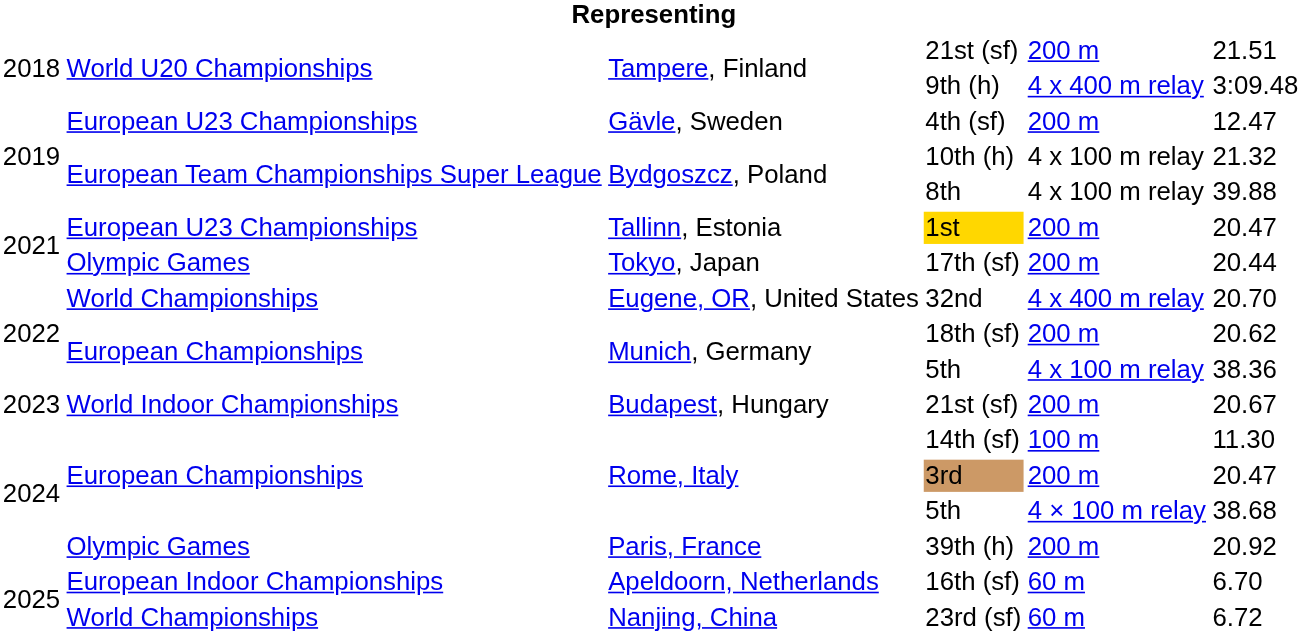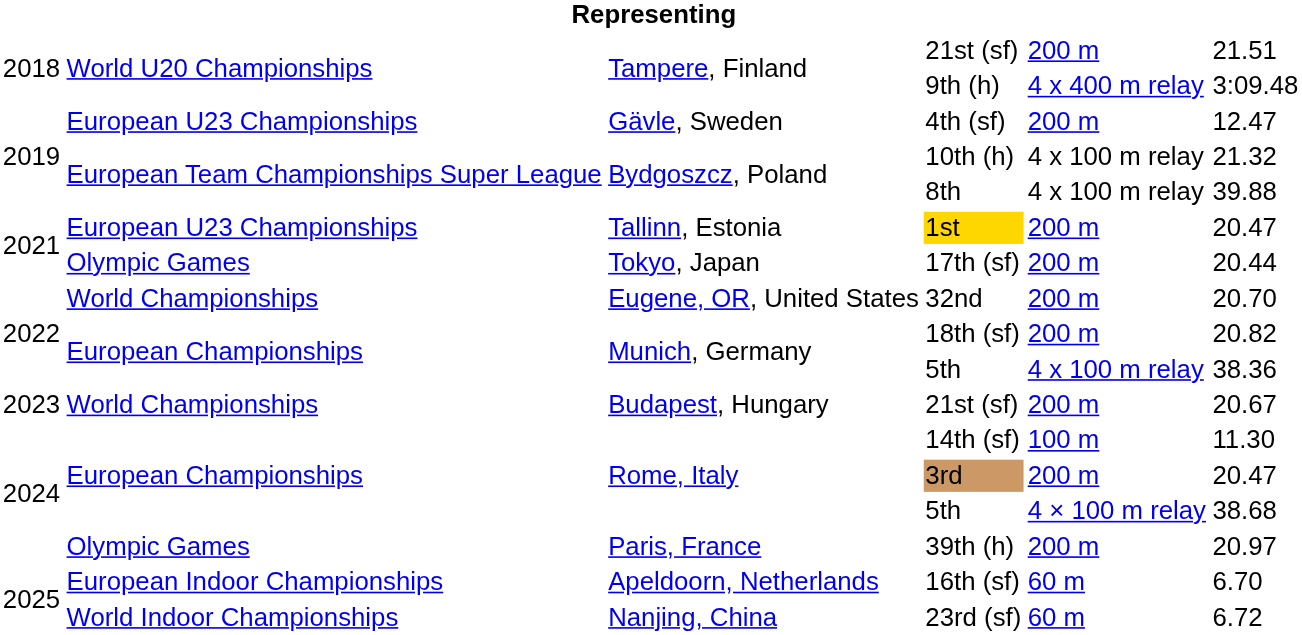(1116, 298) 4 x 400 m relay -> (1063, 298) 200 m
(1245, 333) 20.62 -> (1245, 333) 20.82
(232, 404) World Indoor Championships -> (192, 404) World Championships
(1245, 546) 20.92 -> (1245, 546) 20.97
(192, 617) World Championships -> (232, 617) World Indoor Championships
